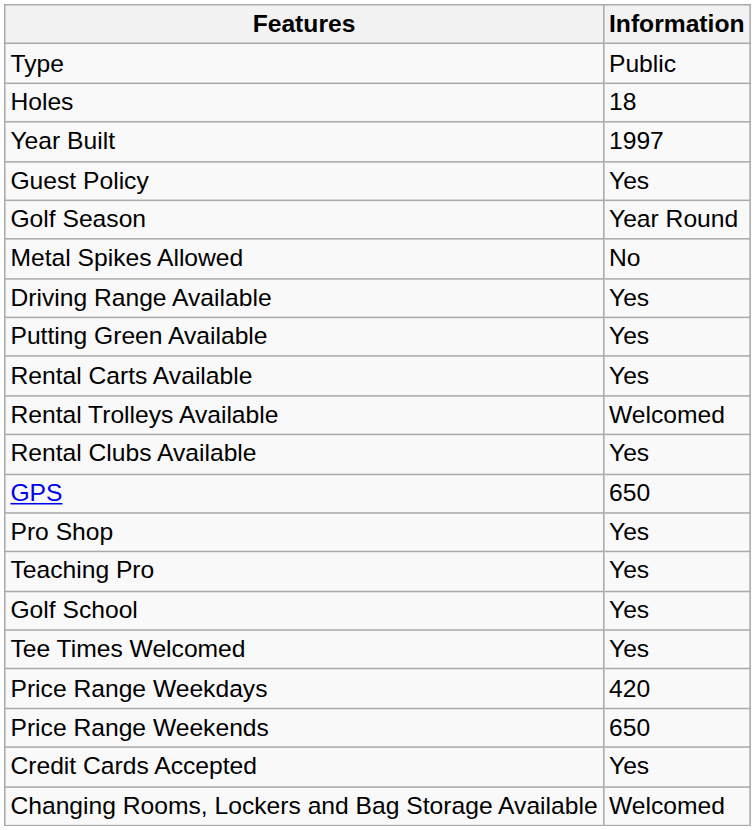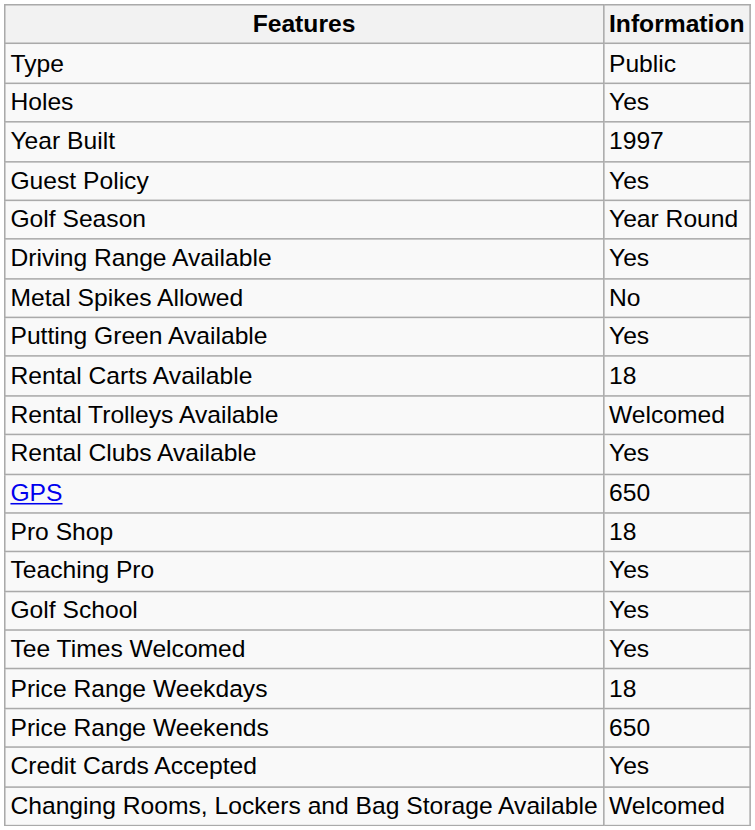(623, 102) 18 -> (629, 102) Yes
rows swapped: (127, 258) <-> (141, 297)
(629, 375) Yes -> (623, 375) 18
(629, 532) Yes -> (623, 532) 18
(630, 688) 420 -> (623, 688) 18
